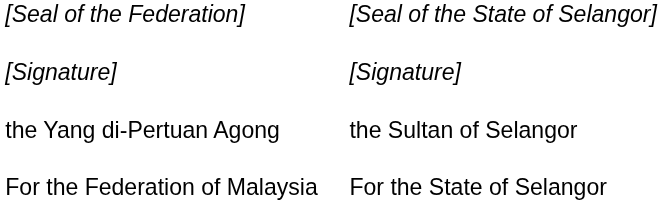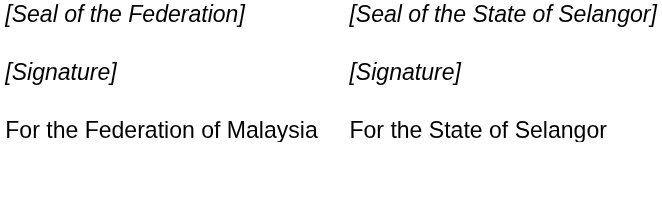- row: (143, 130)
